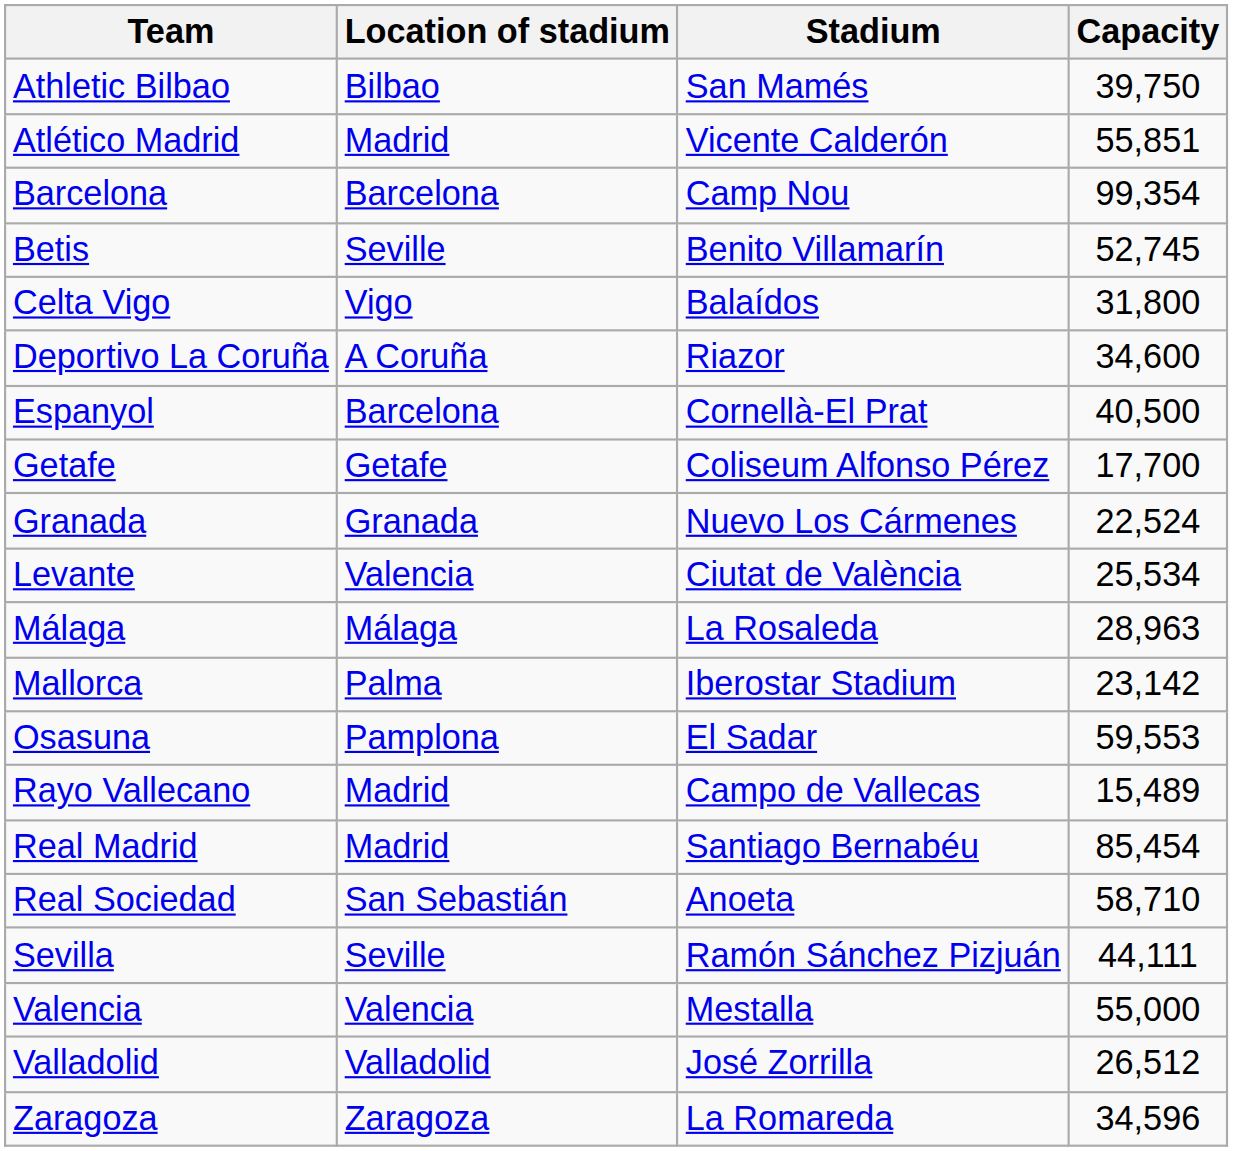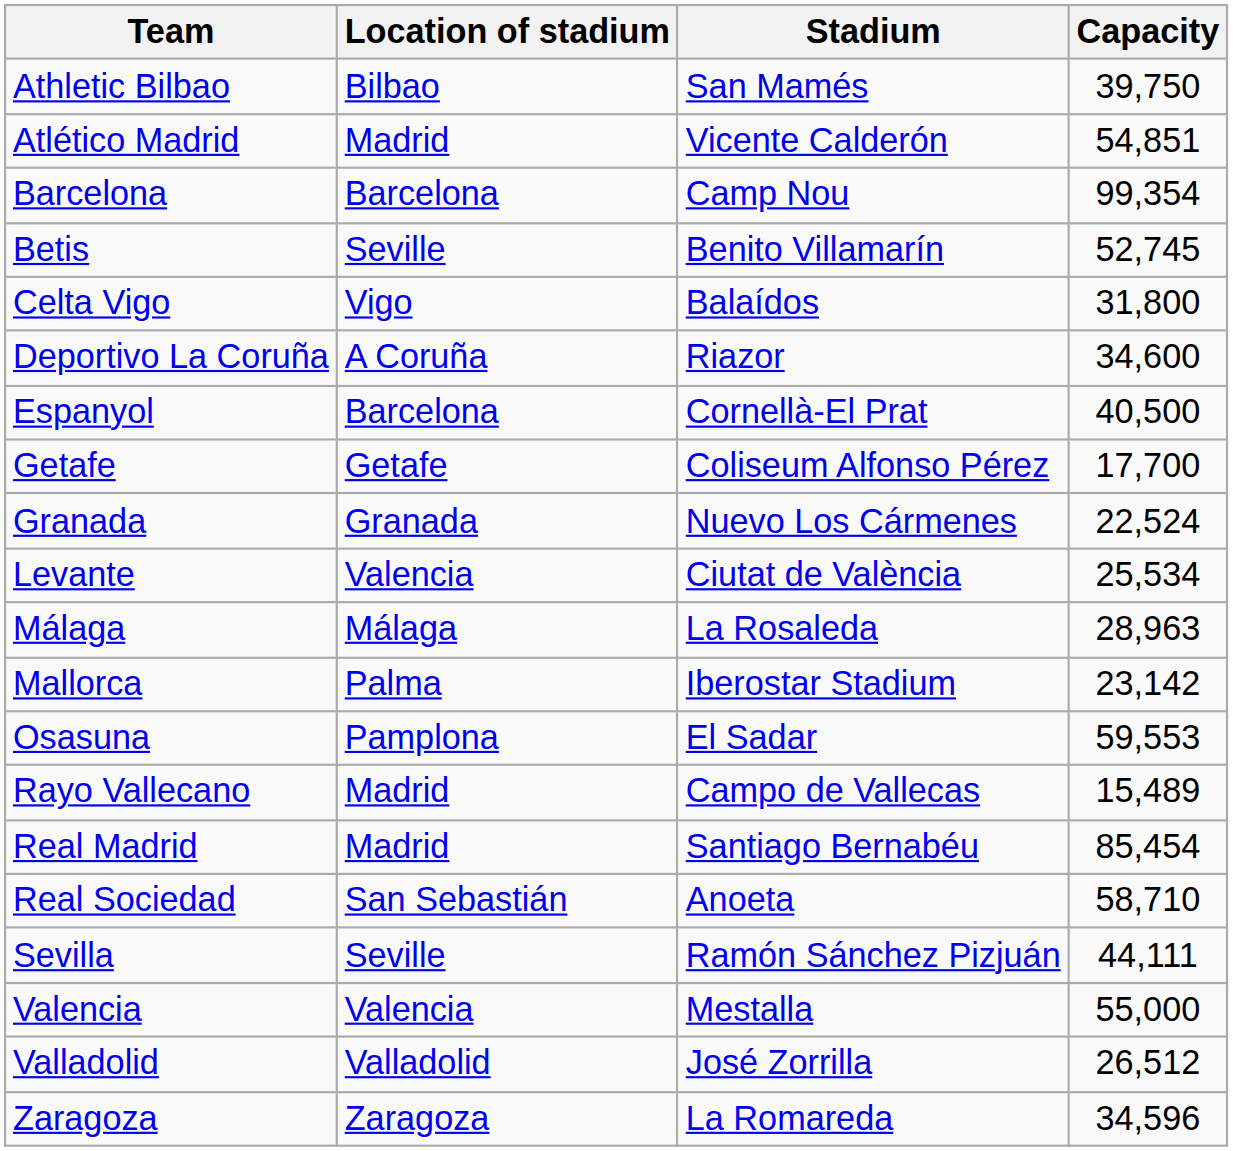(1148, 140) 55,851 -> (1148, 140) 54,851
